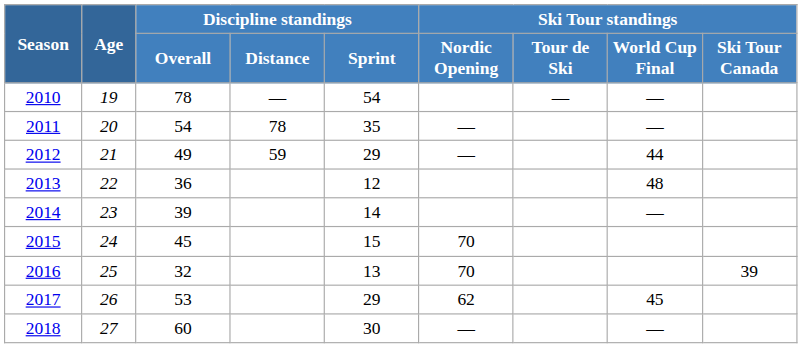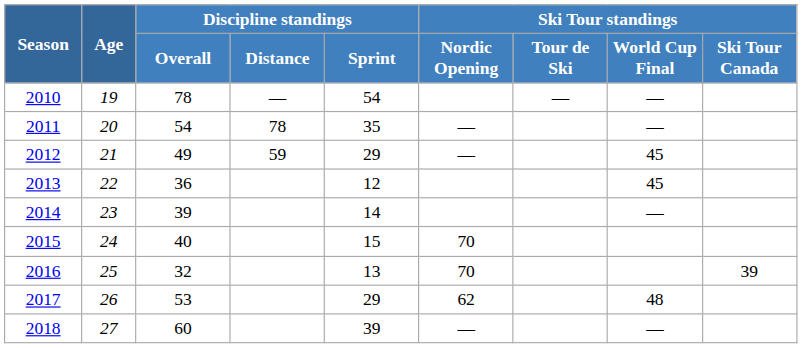(655, 155) 44 -> (655, 155) 45
(655, 183) 48 -> (655, 183) 45
(183, 241) 45 -> (183, 241) 40
(655, 299) 45 -> (655, 299) 48
(372, 328) 30 -> (372, 328) 39
